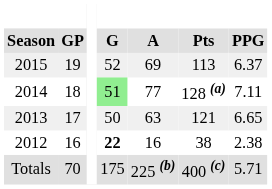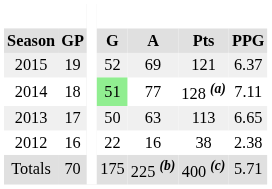(204, 65) 113 -> (204, 65) 121
(204, 118) 121 -> (204, 118) 113
(112, 143) bold -> (112, 143) normal
